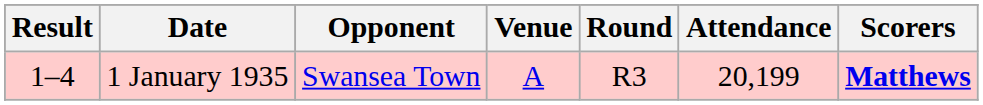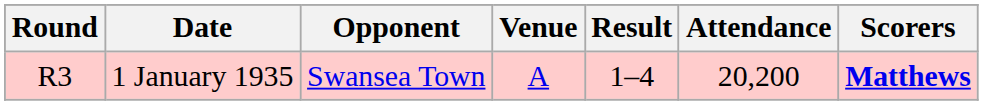columns swapped: (629, 28) <-> (52, 28)
(759, 75) 20,199 -> (759, 75) 20,200
